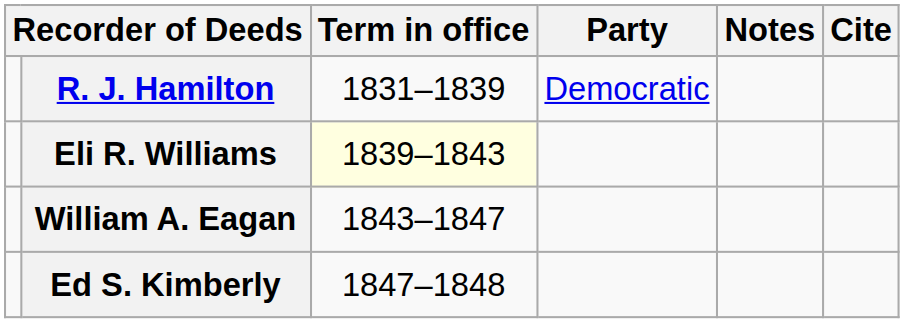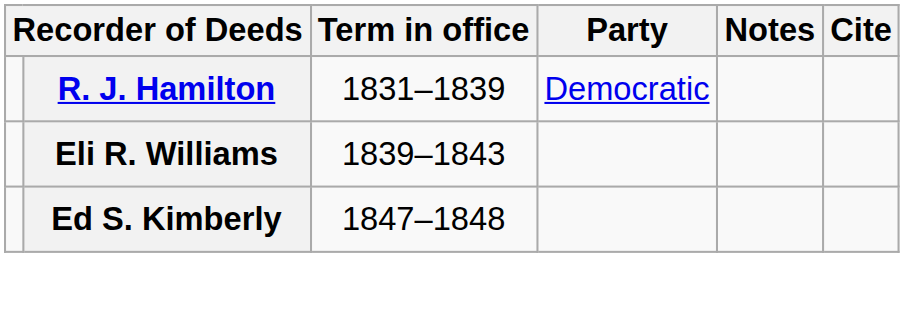(424, 154) lightyellow background -> (424, 154) no background
- row: (166, 219)
